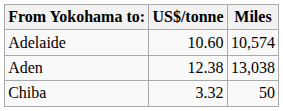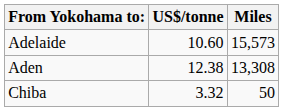(253, 42) 10,574 -> (253, 42) 15,573
(253, 67) 13,038 -> (253, 67) 13,308
